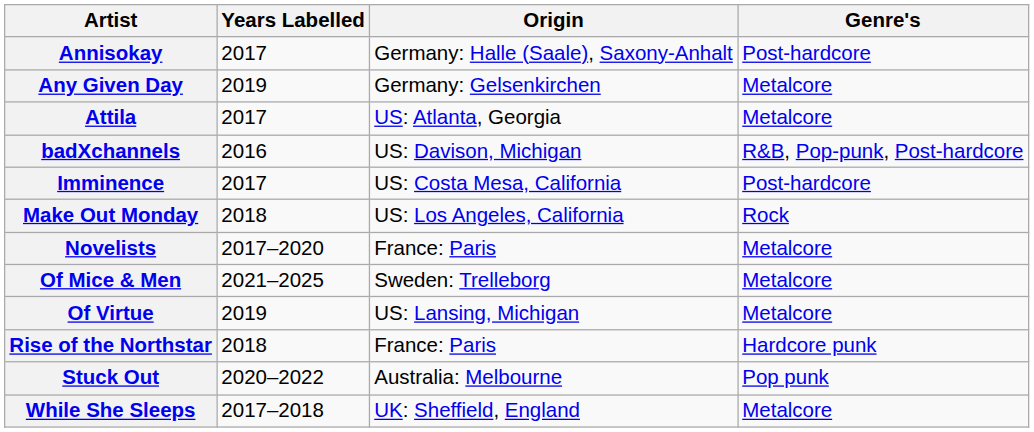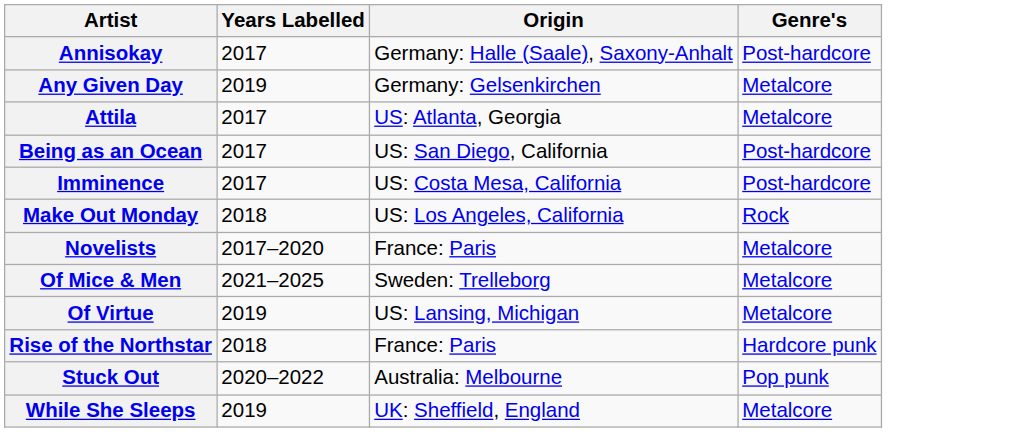- row: (111, 150)
+ row: (111, 150)
(273, 410) 2017–2018 -> (244, 410) 2019
